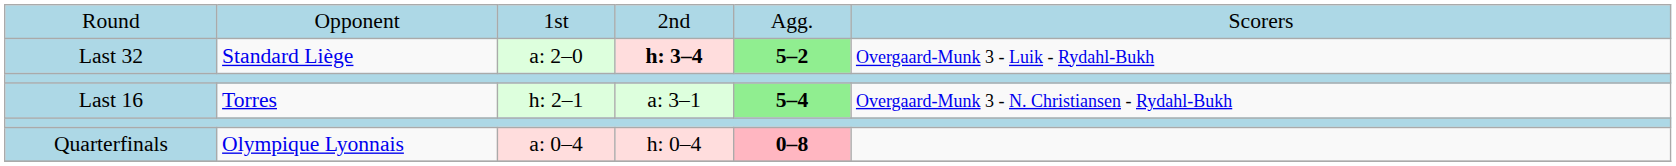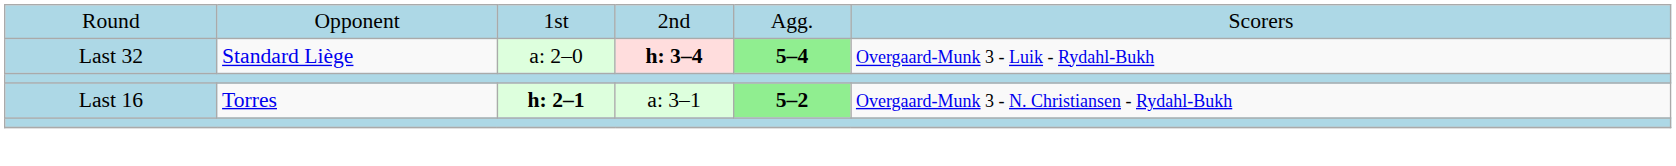(792, 55) 5–2 -> (792, 55) 5–4
(556, 100) normal -> (556, 100) bold
(792, 100) 5–4 -> (792, 100) 5–2
- row: (111, 144)
